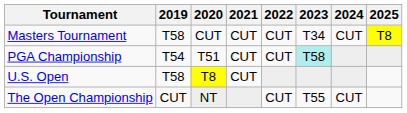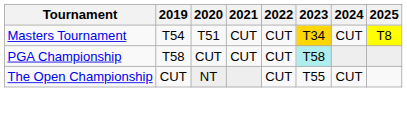(173, 36) T58 -> (173, 36) T54
(208, 36) CUT -> (208, 36) T51
(314, 36) no background -> (314, 36) gold background
(173, 56) T54 -> (173, 56) T58
(208, 56) T51 -> (208, 56) CUT
- row: (38, 77)
